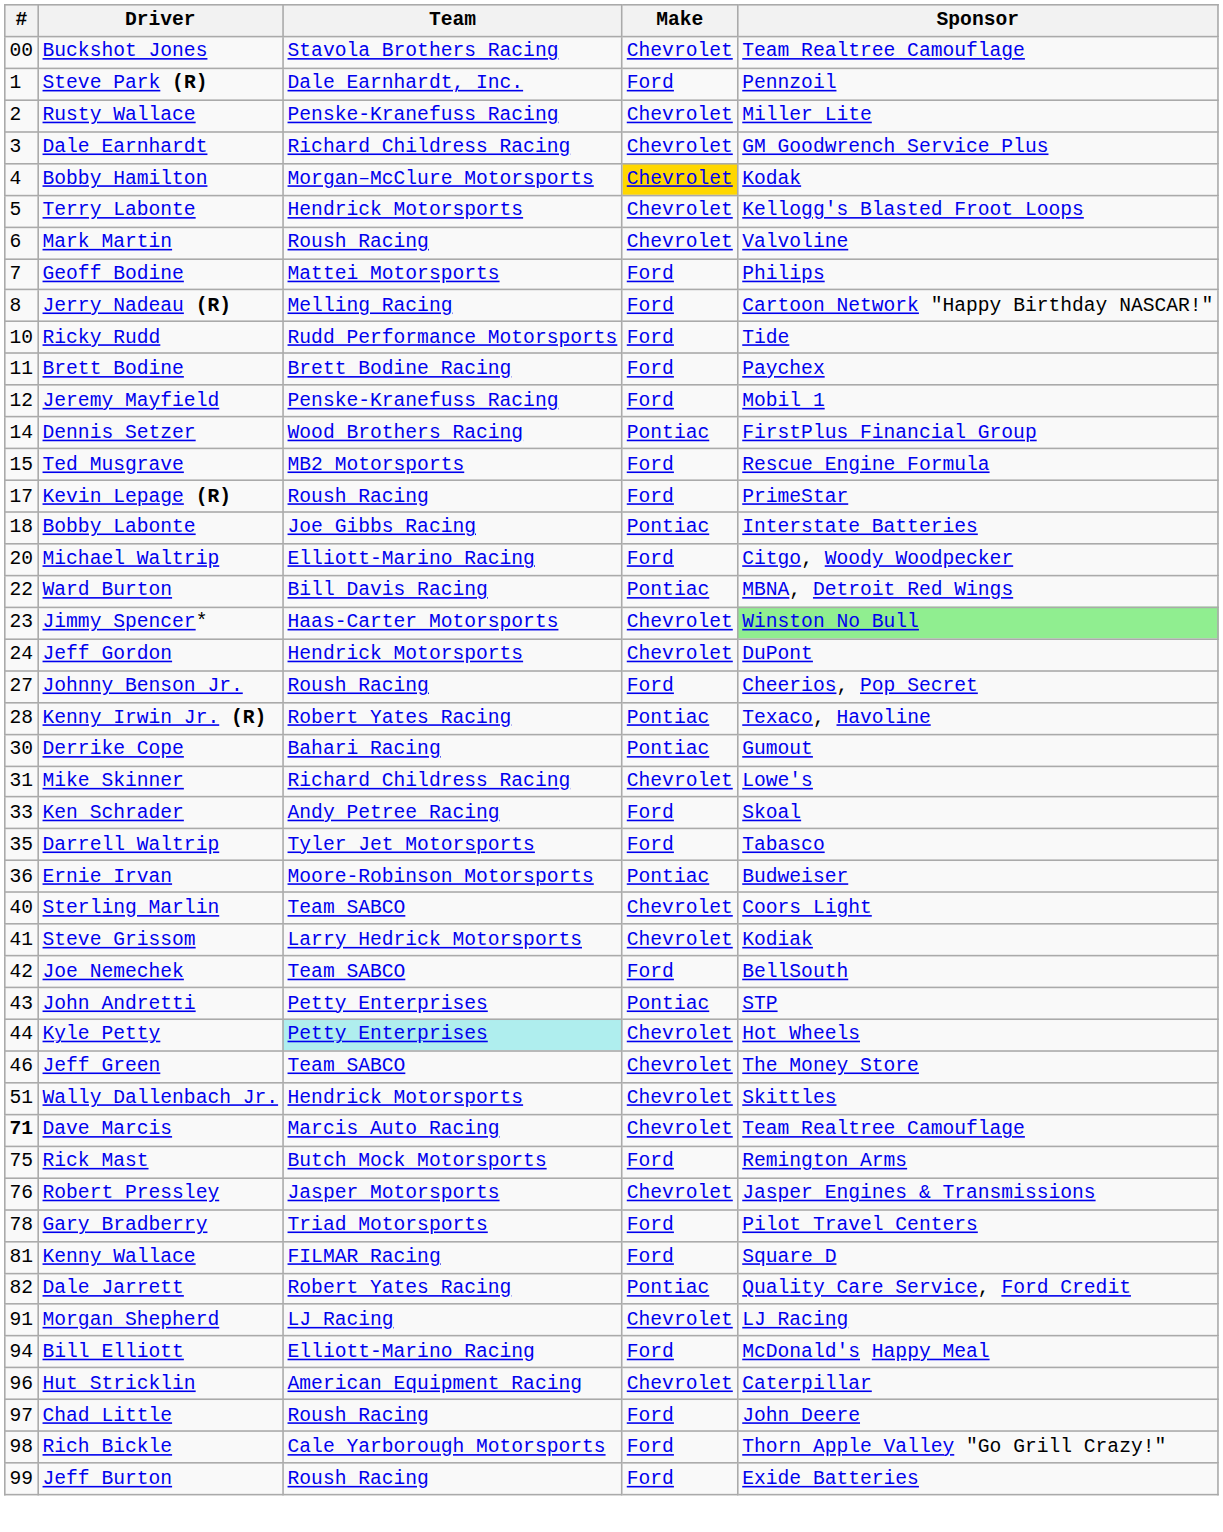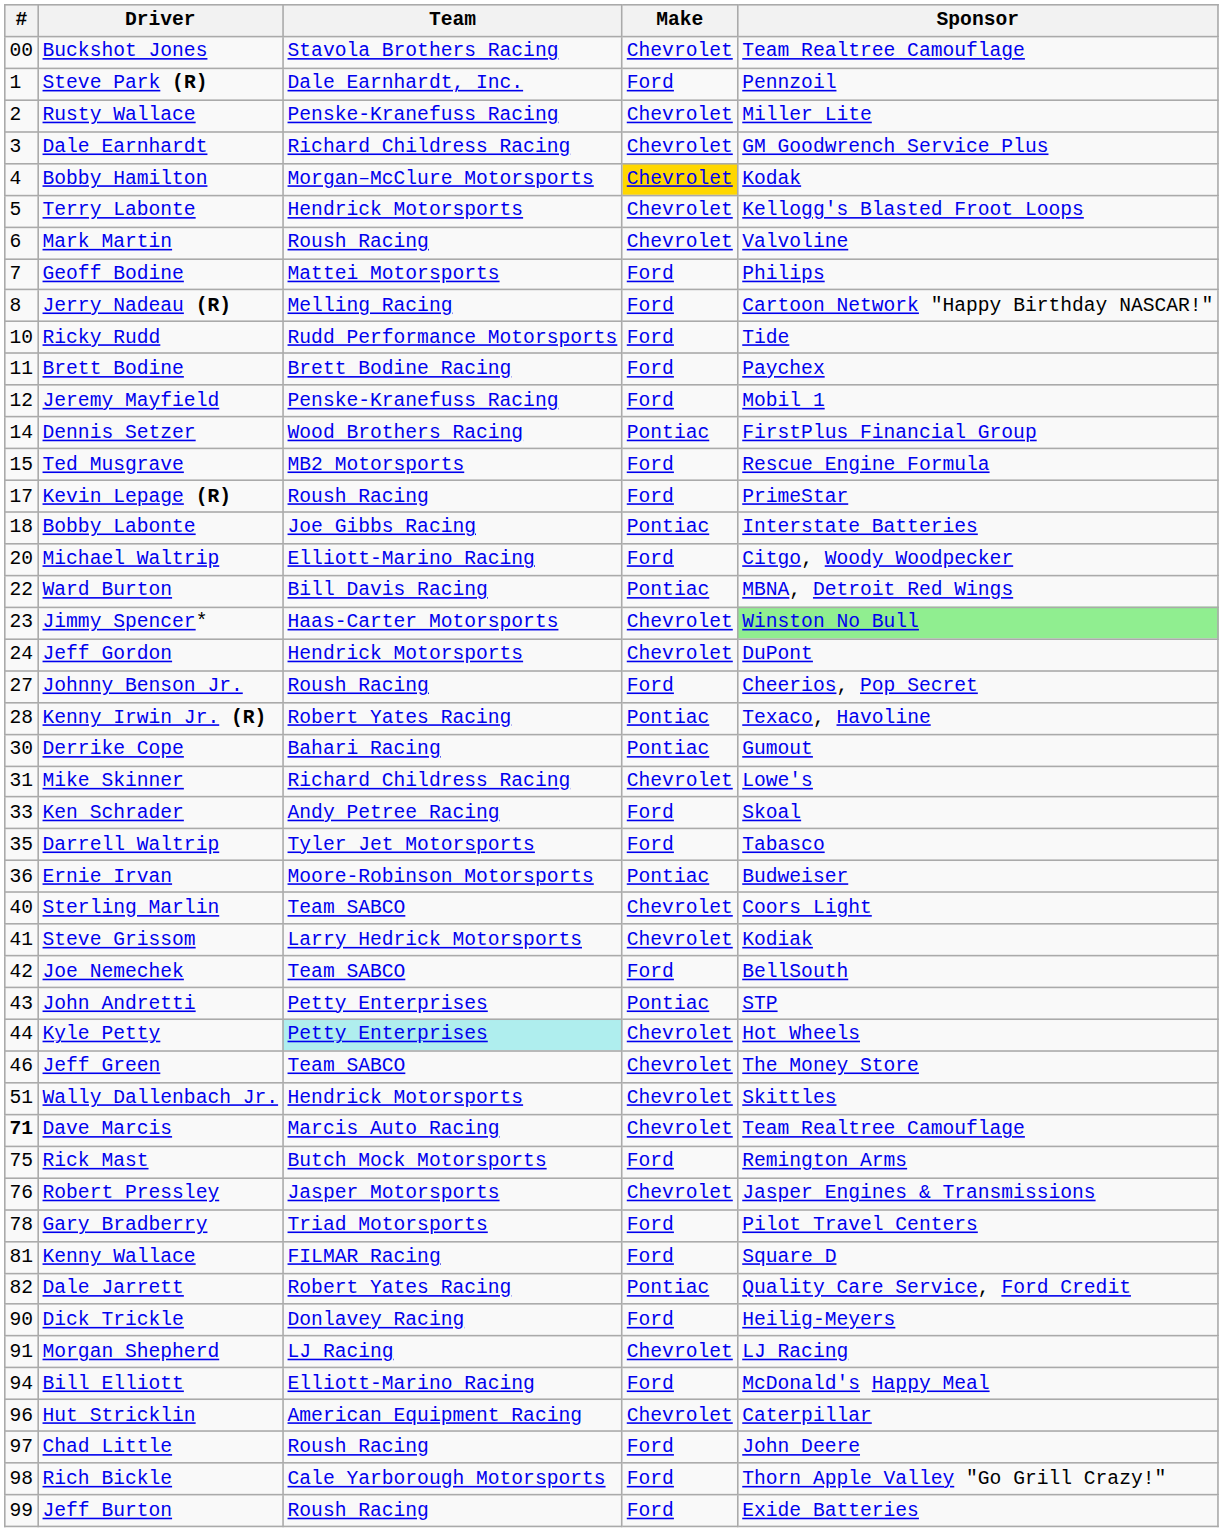+ row: (113, 1321)
